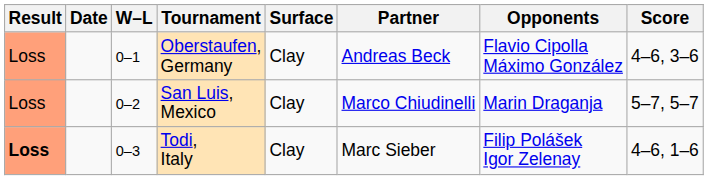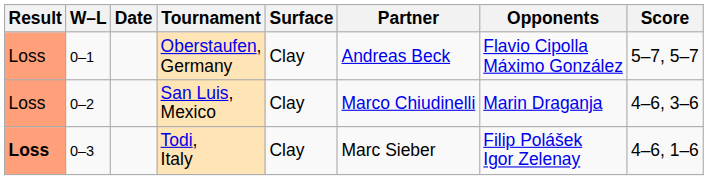columns swapped: (134, 18) <-> (89, 18)
(665, 55) 4–6, 3–6 -> (665, 55) 5–7, 5–7
(665, 103) 5–7, 5–7 -> (665, 103) 4–6, 3–6
